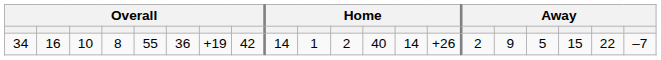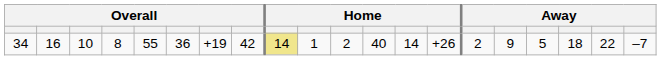(282, 43) no background -> (282, 43) khaki background
(575, 43) 15 -> (575, 43) 18
